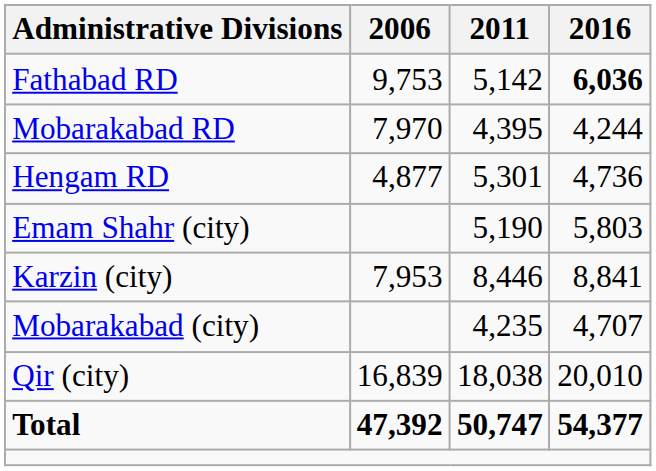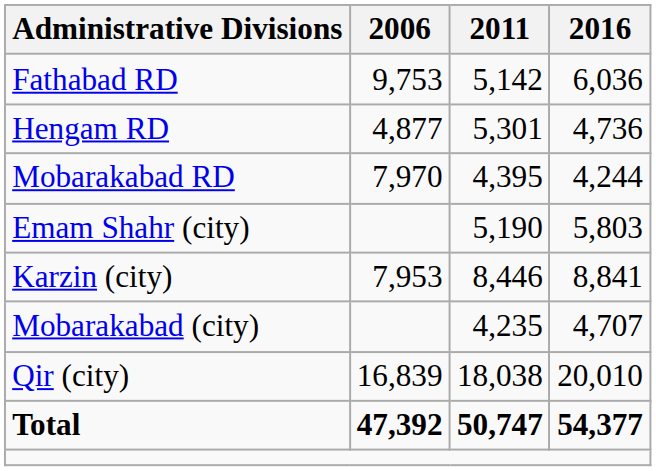(608, 78) bold -> (608, 78) normal
rows swapped: (91, 177) <-> (123, 128)
